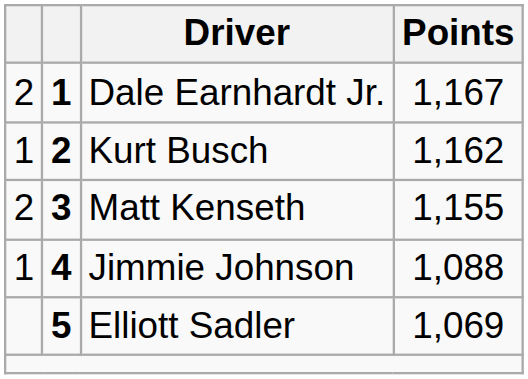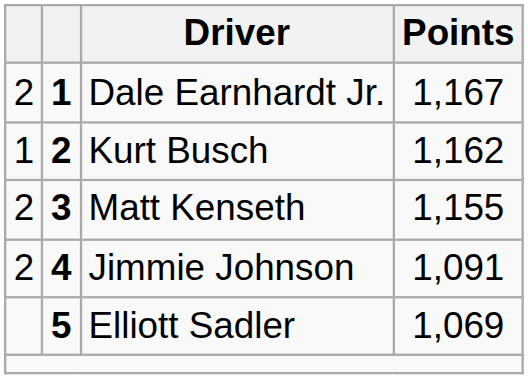(24, 267) 1 -> (24, 267) 2
(458, 267) 1,088 -> (458, 267) 1,091
